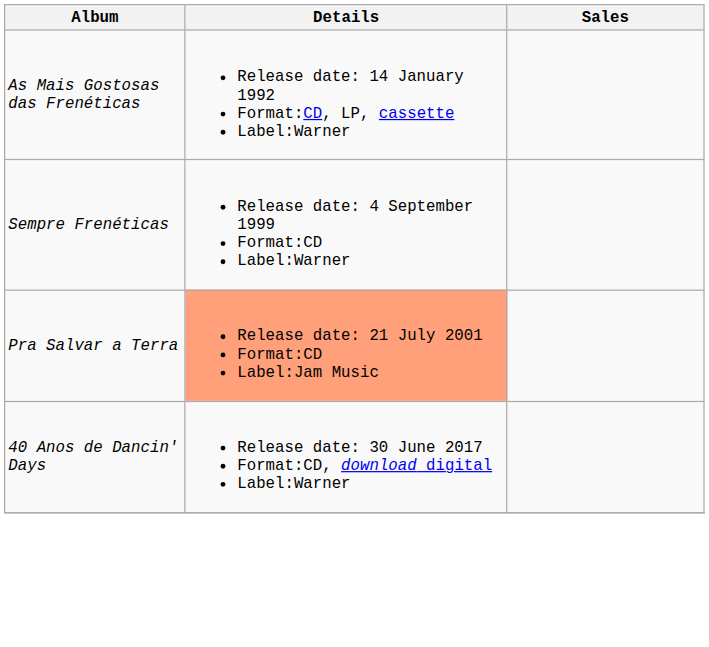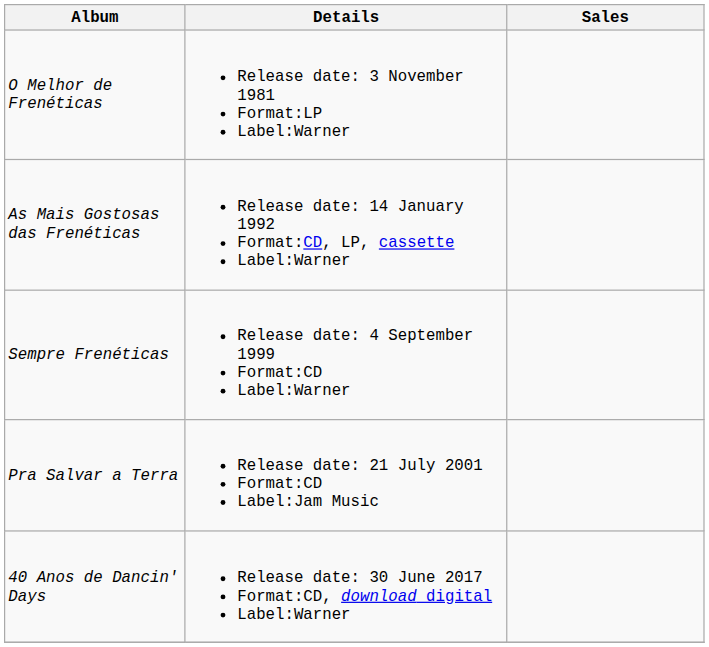+ row: (60, 95)
(346, 354) lightsalmon background -> (346, 484) no background
